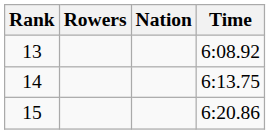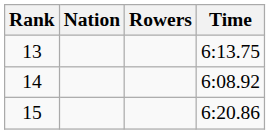columns swapped: (95, 19) <-> (164, 19)
(231, 50) 6:08.92 -> (231, 50) 6:13.75
(231, 81) 6:13.75 -> (231, 81) 6:08.92
